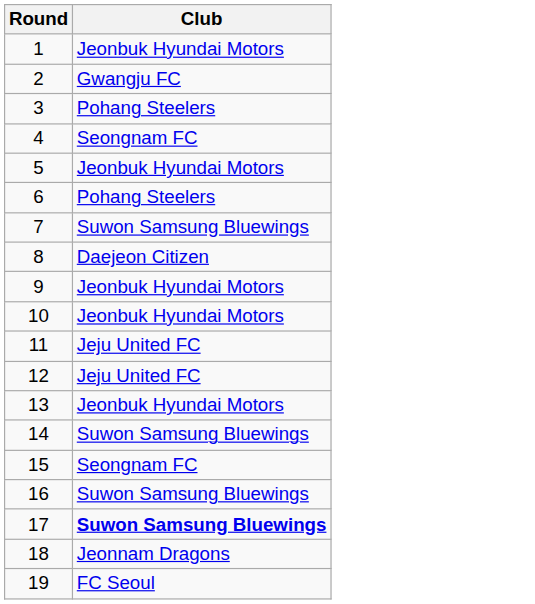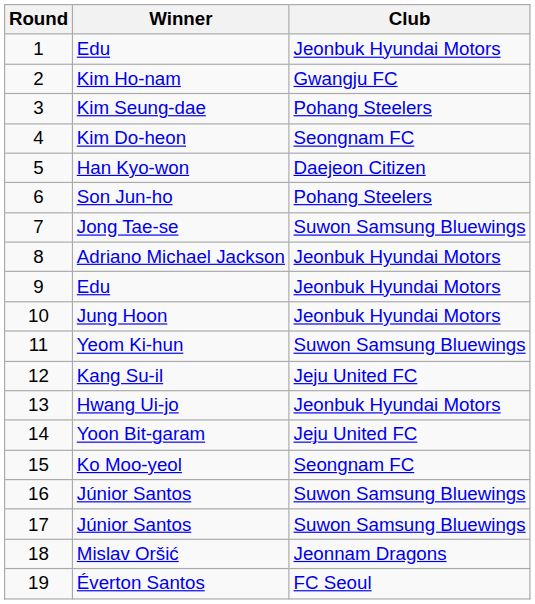+ column: (181, 19)
(180, 167) Jeonbuk Hyundai Motors -> (360, 167) Daejeon Citizen
(143, 256) Daejeon Citizen -> (397, 256) Jeonbuk Hyundai Motors
(139, 345) Jeju United FC -> (410, 345) Suwon Samsung Bluewings
(193, 434) Suwon Samsung Bluewings -> (355, 434) Jeju United FC
(202, 524) bold -> (410, 524) normal
